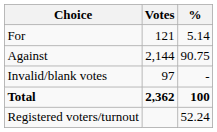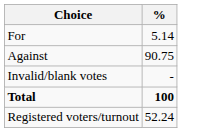- column: (160, 14)
